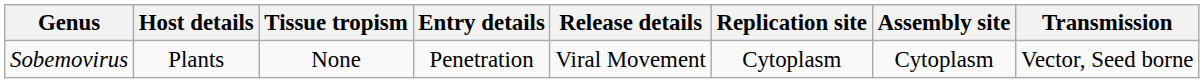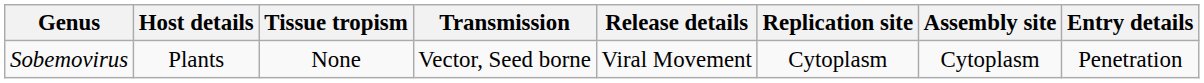columns swapped: (482, 22) <-> (1107, 22)
